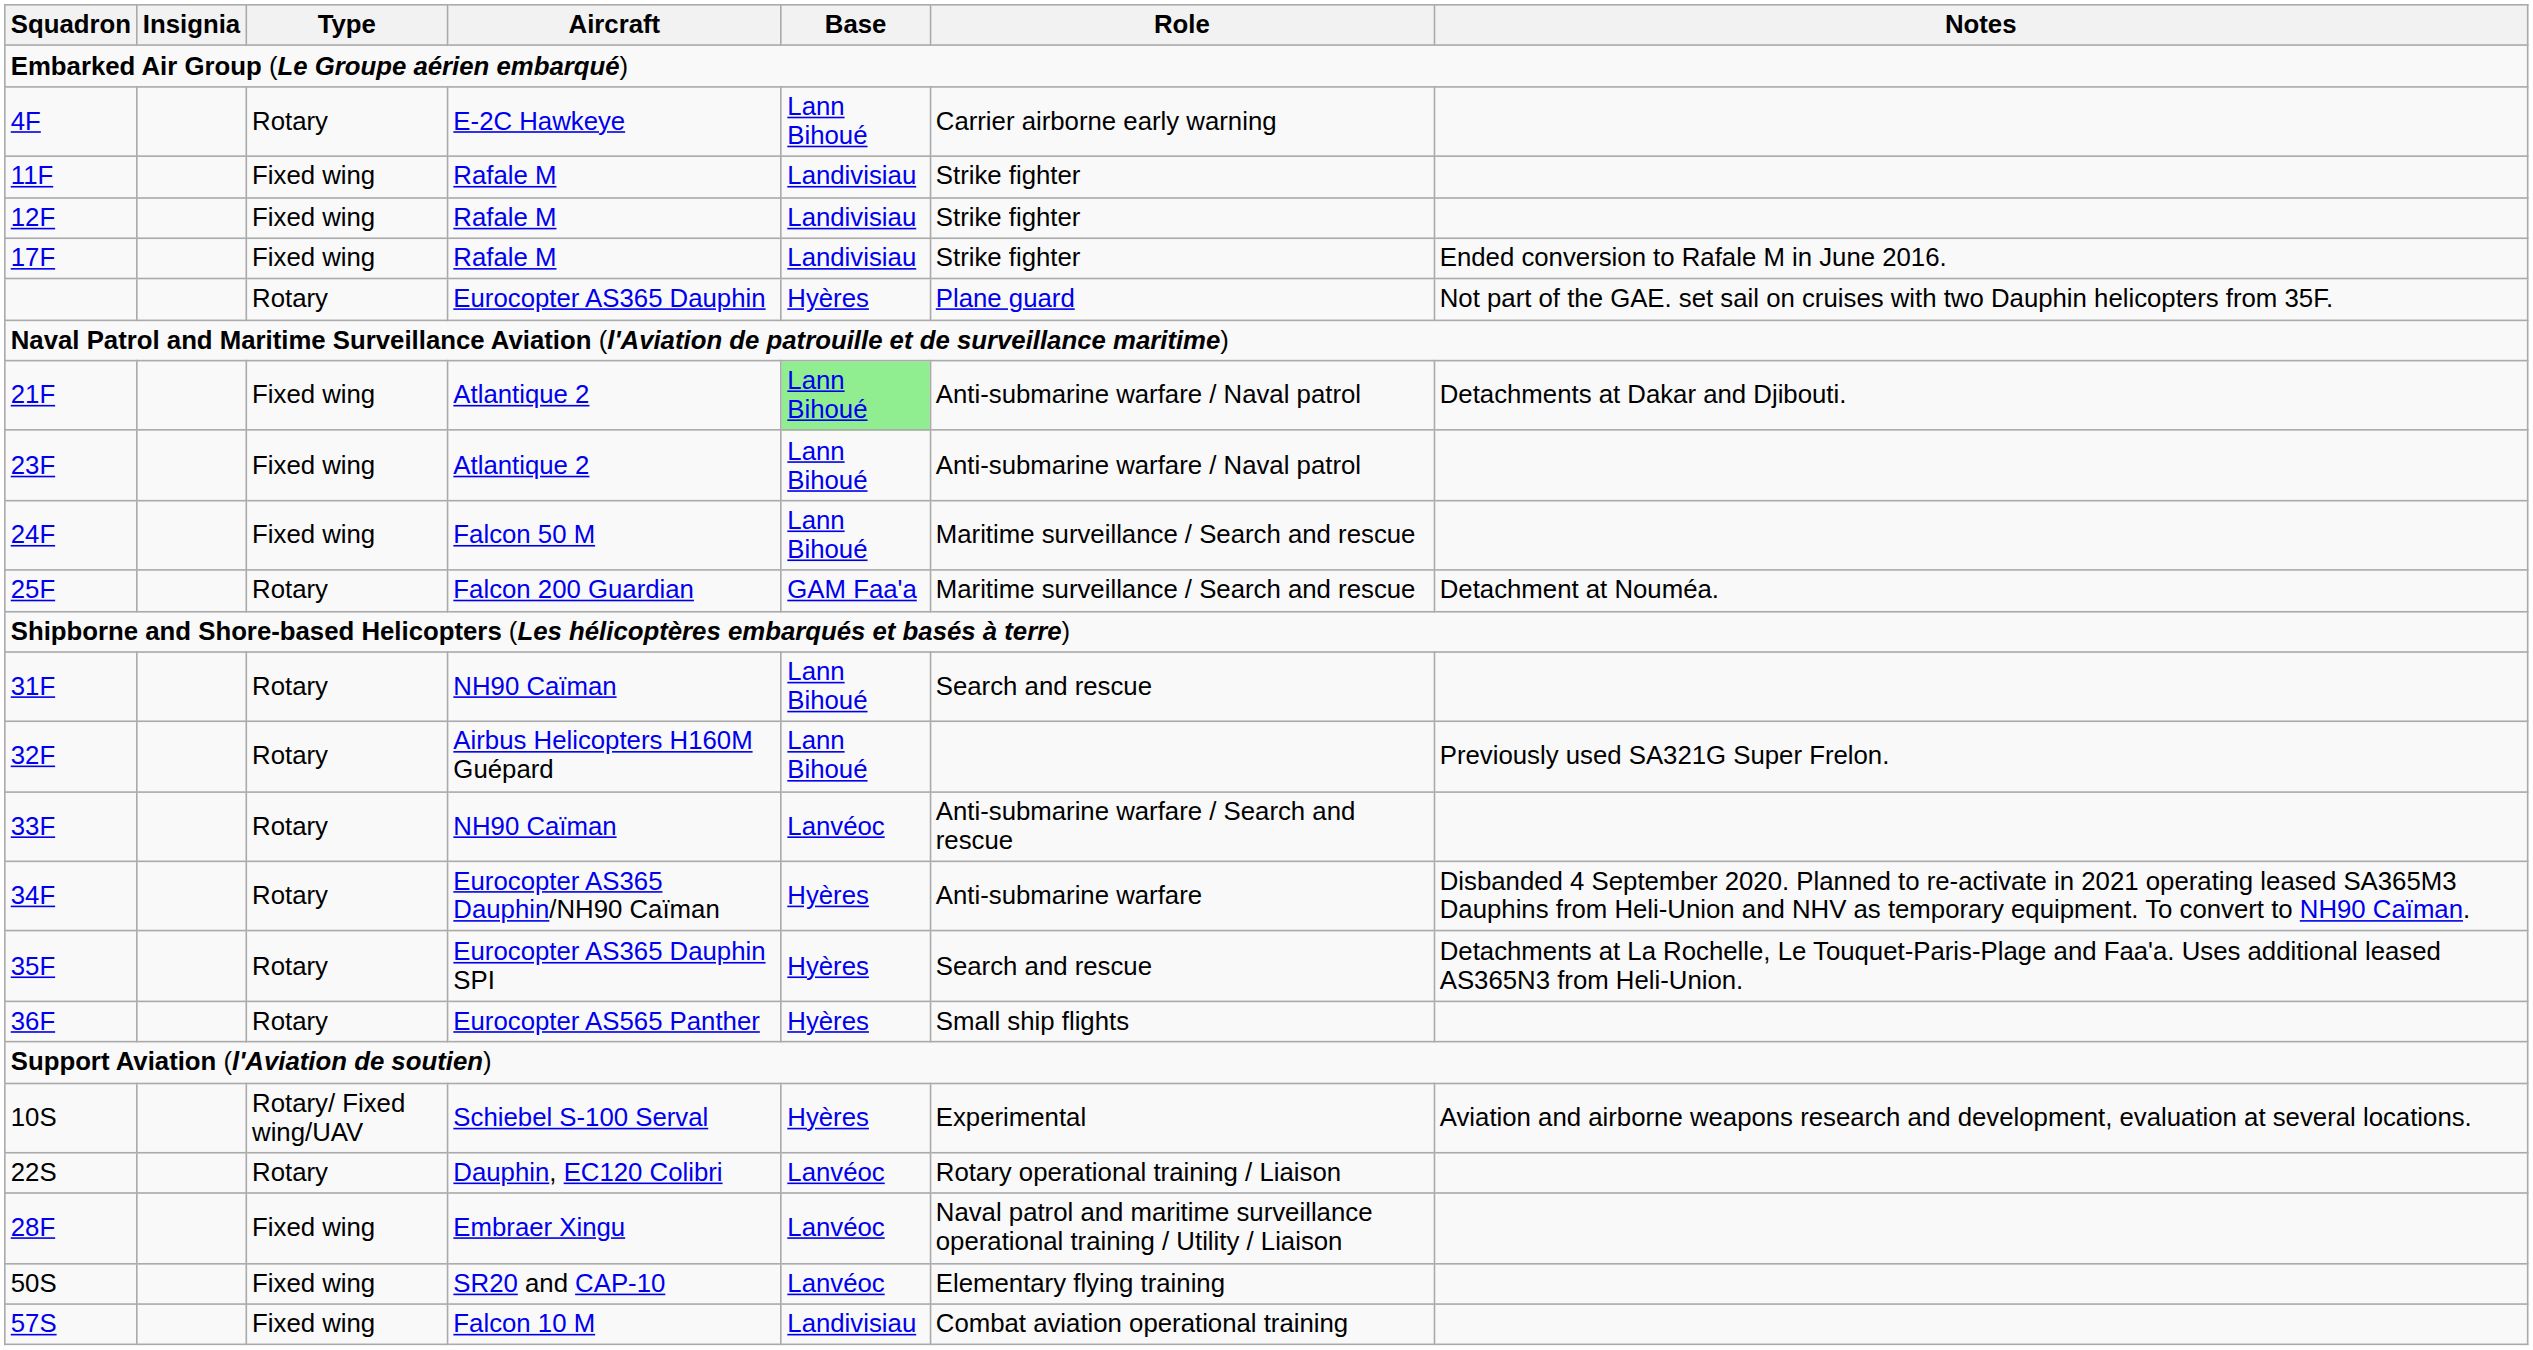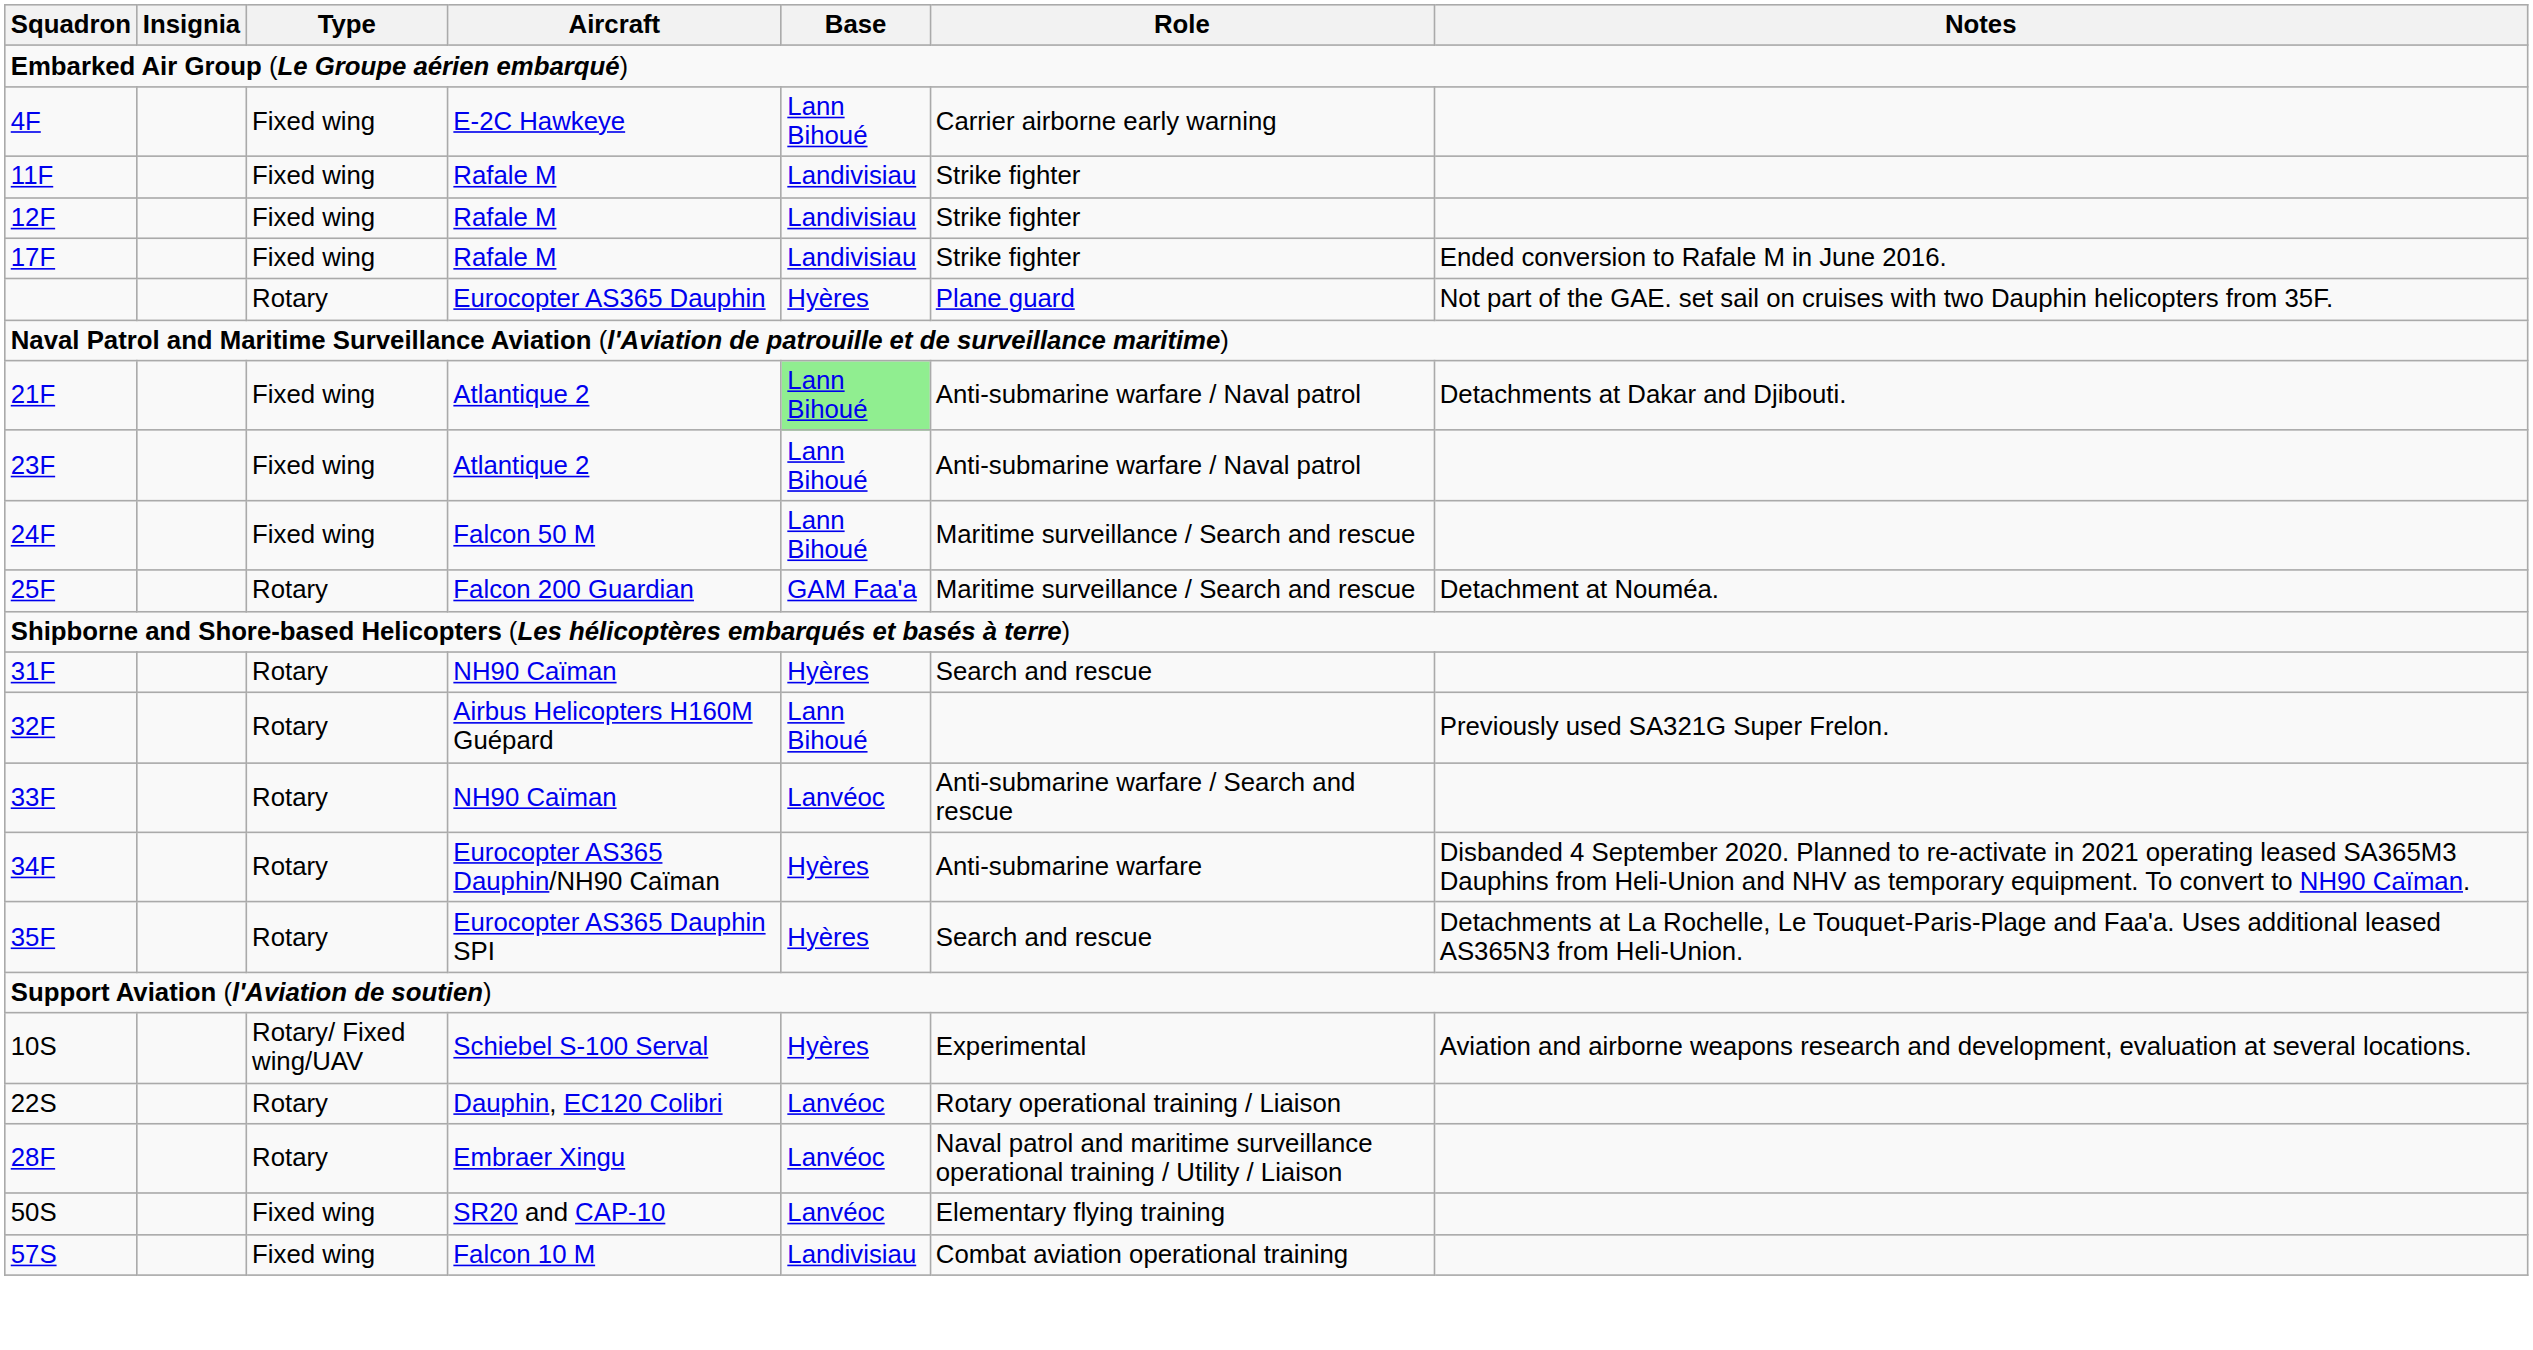(290, 121) Rotary -> (314, 121) Fixed wing
(827, 686) Lann Bihoué -> (828, 671) Hyères
- row: (33, 1021)
(314, 1227) Fixed wing -> (290, 1158) Rotary
